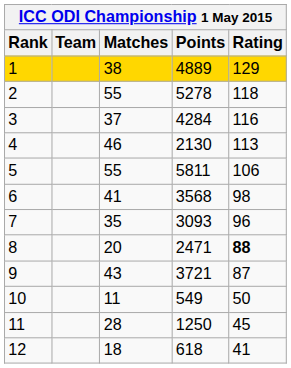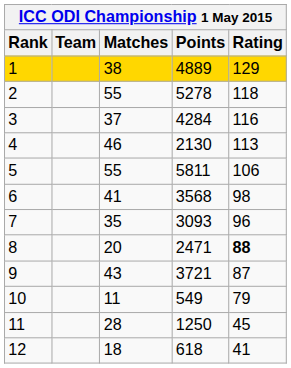(242, 299) 50 -> (242, 299) 79
